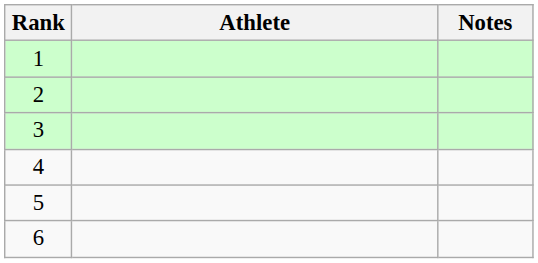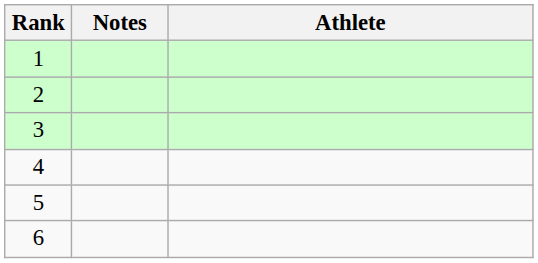columns swapped: (255, 22) <-> (485, 22)
